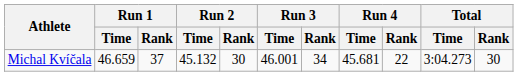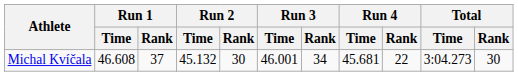(116, 60) 46.659 -> (116, 60) 46.608
